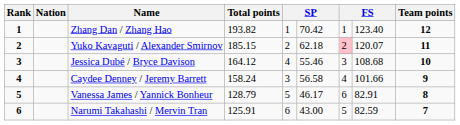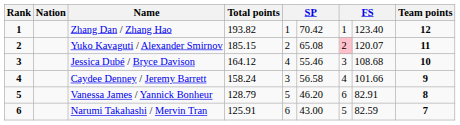(311, 45) 62.18 -> (311, 45) 65.08
(311, 95) 46.17 -> (311, 95) 46.20
